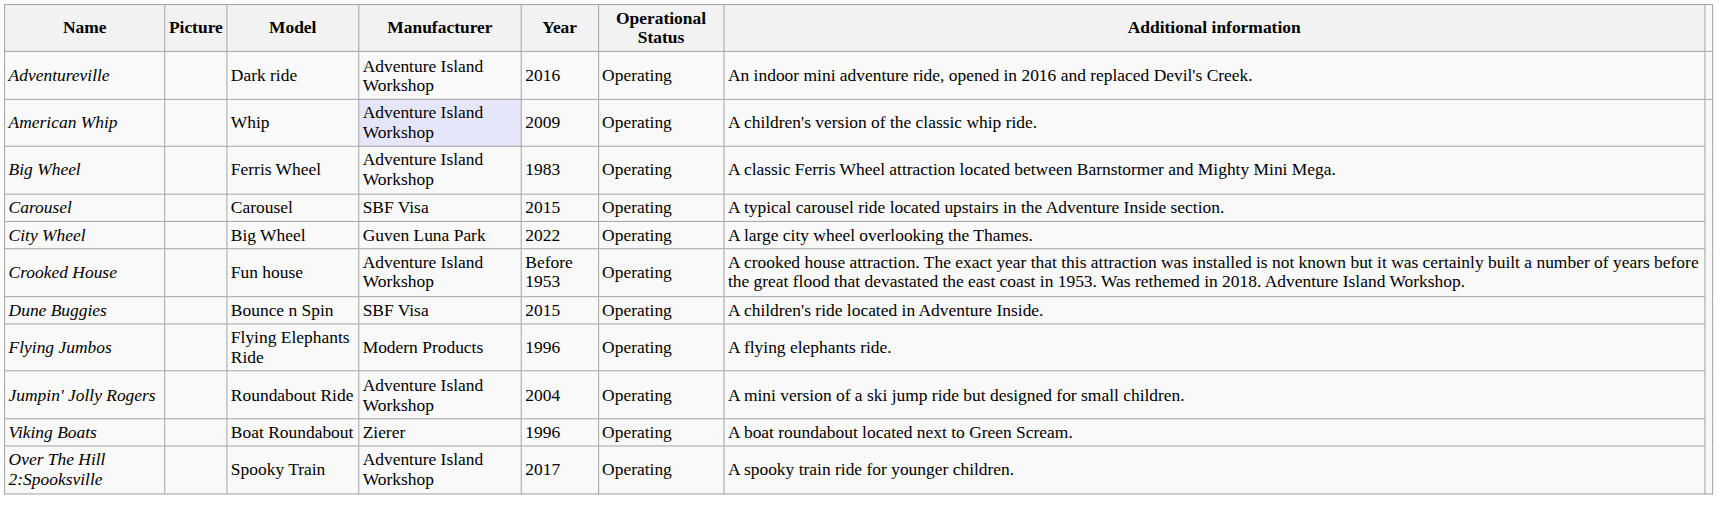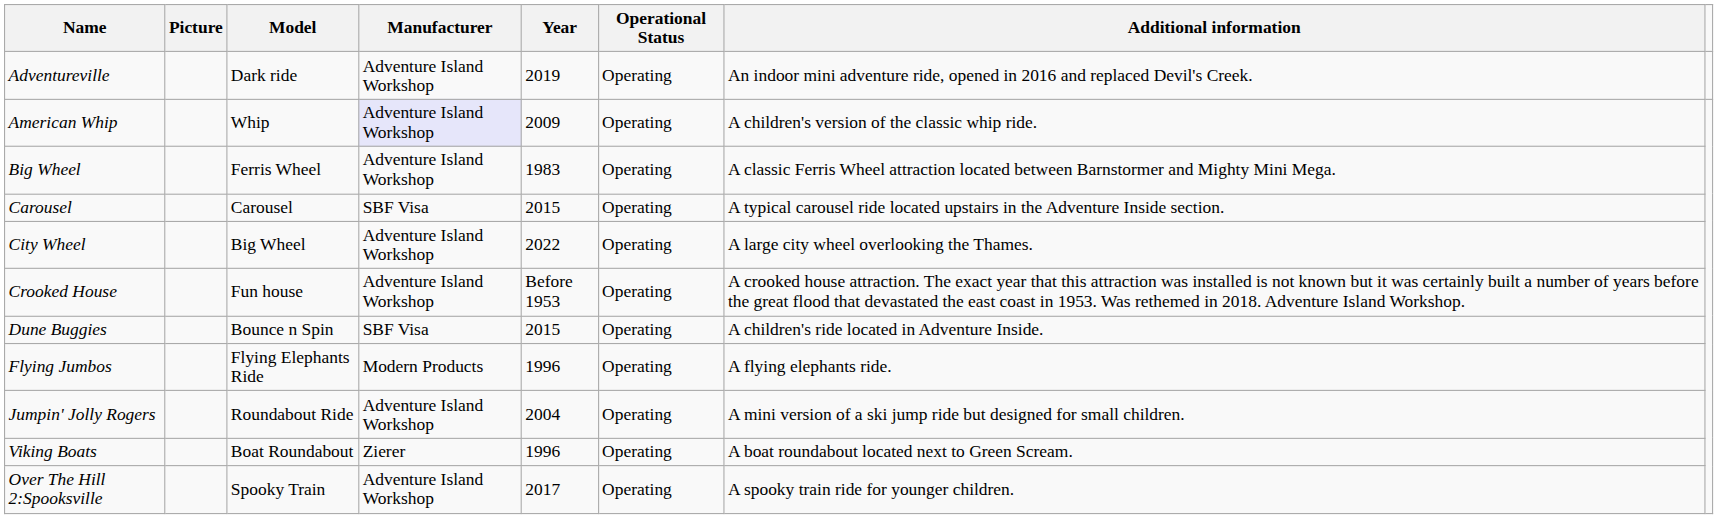(543, 75) 2016 -> (543, 75) 2019
(424, 235) Guven Luna Park -> (423, 244) Adventure Island Workshop
